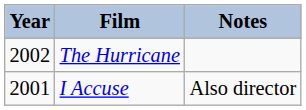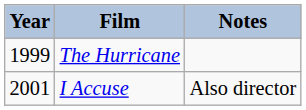(30, 55) 2002 -> (30, 55) 1999
